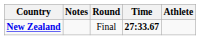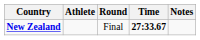columns swapped: (178, 12) <-> (77, 12)
